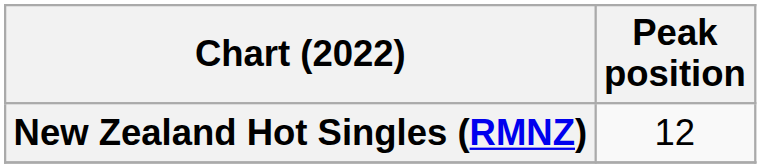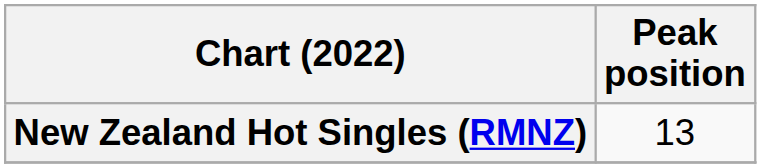(675, 132) 12 -> (675, 132) 13
